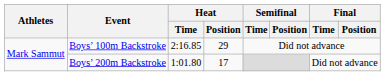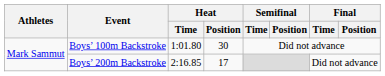(186, 46) 2:16.85 -> (186, 46) 1:01.80
(223, 46) 29 -> (223, 46) 30
(186, 63) 1:01.80 -> (186, 63) 2:16.85
